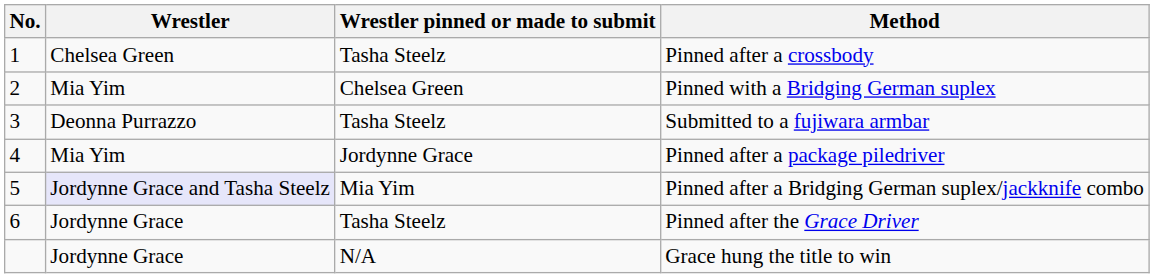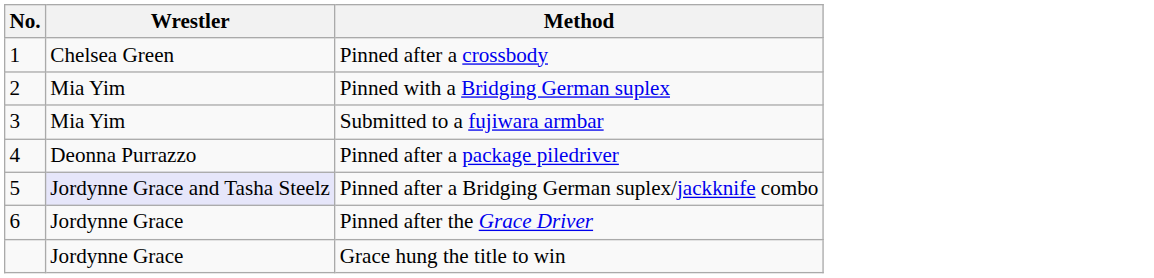- column: (498, 21)
(123, 121) Deonna Purrazzo -> (88, 121) Mia Yim
(88, 155) Mia Yim -> (123, 155) Deonna Purrazzo
